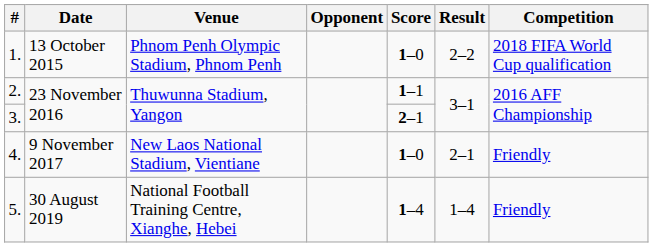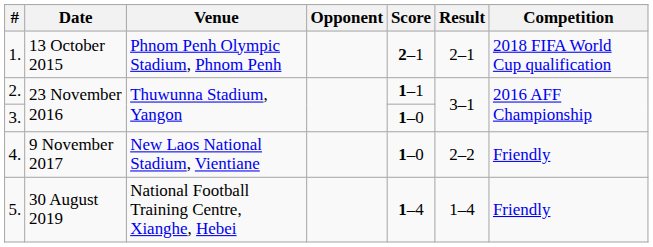(411, 54) 1–0 -> (411, 54) 2–1
(462, 54) 2–2 -> (462, 54) 2–1
(411, 117) 2–1 -> (411, 117) 1–0
(462, 154) 2–1 -> (462, 154) 2–2
